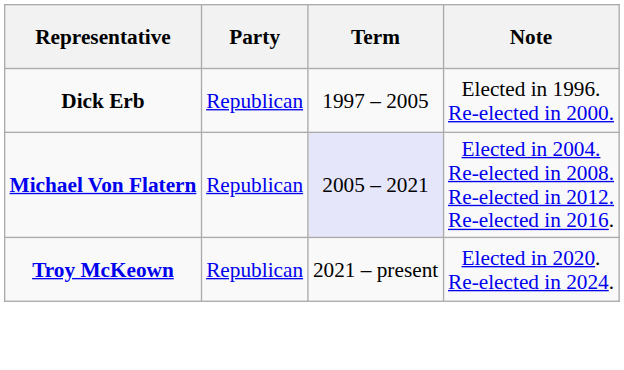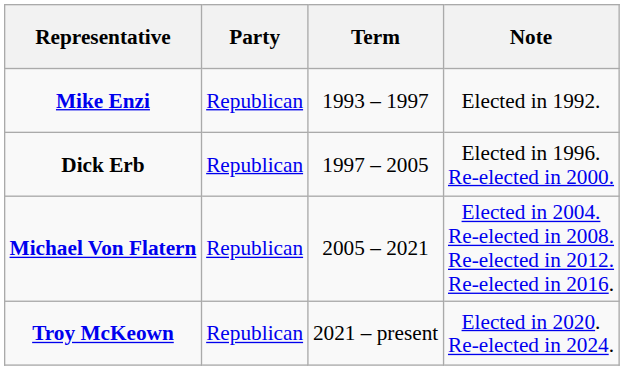+ row: (103, 100)
(376, 184) lavender background -> (376, 248) no background
